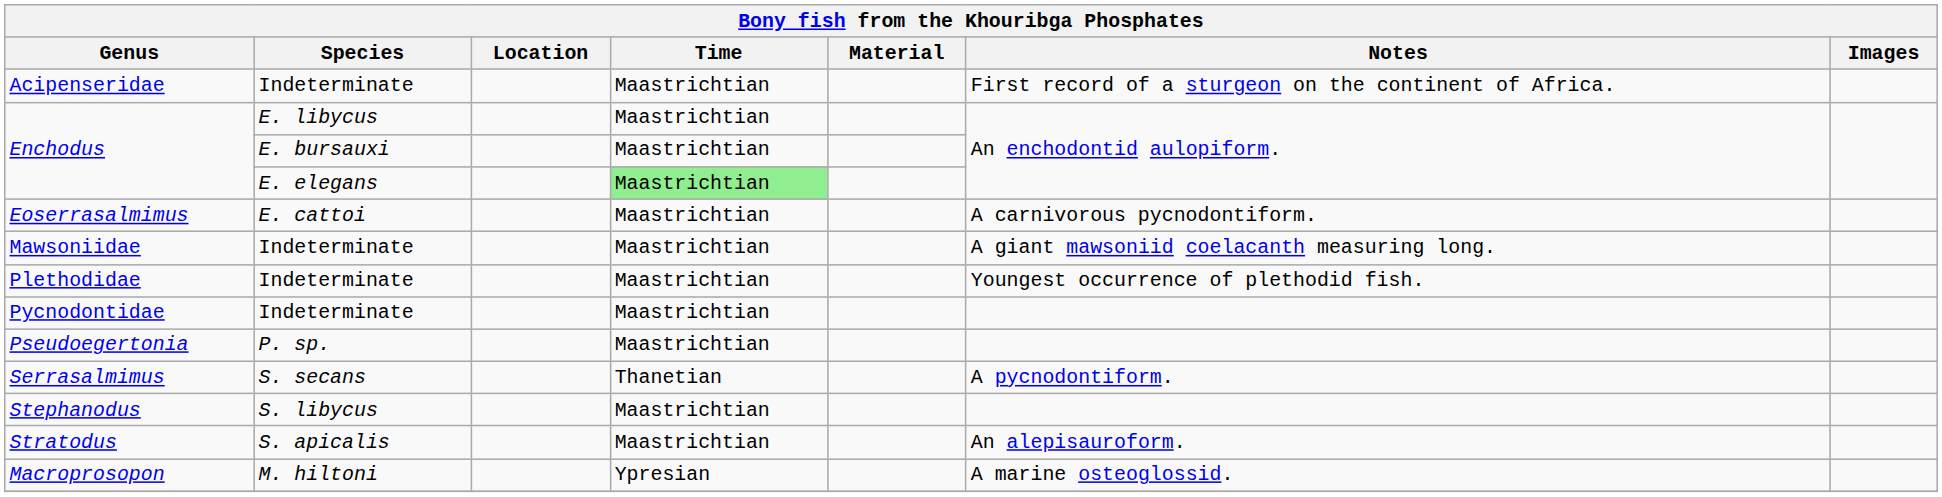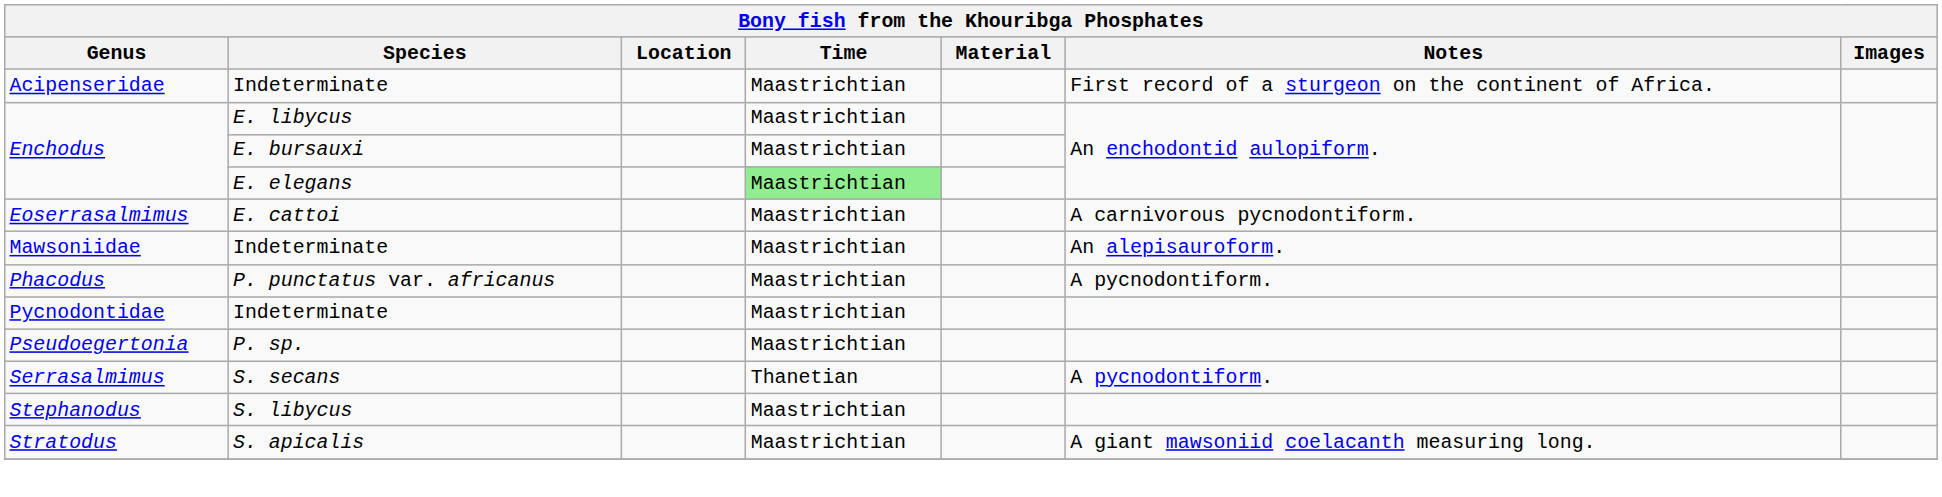(1233, 248) A giant mawsoniid coelacanth measuring long. -> (1178, 248) An alepisauroform.
+ row: (57, 280)
- row: (75, 280)
(1078, 442) An alepisauroform. -> (1333, 442) A giant mawsoniid coelacanth measuring long.
- row: (87, 475)
